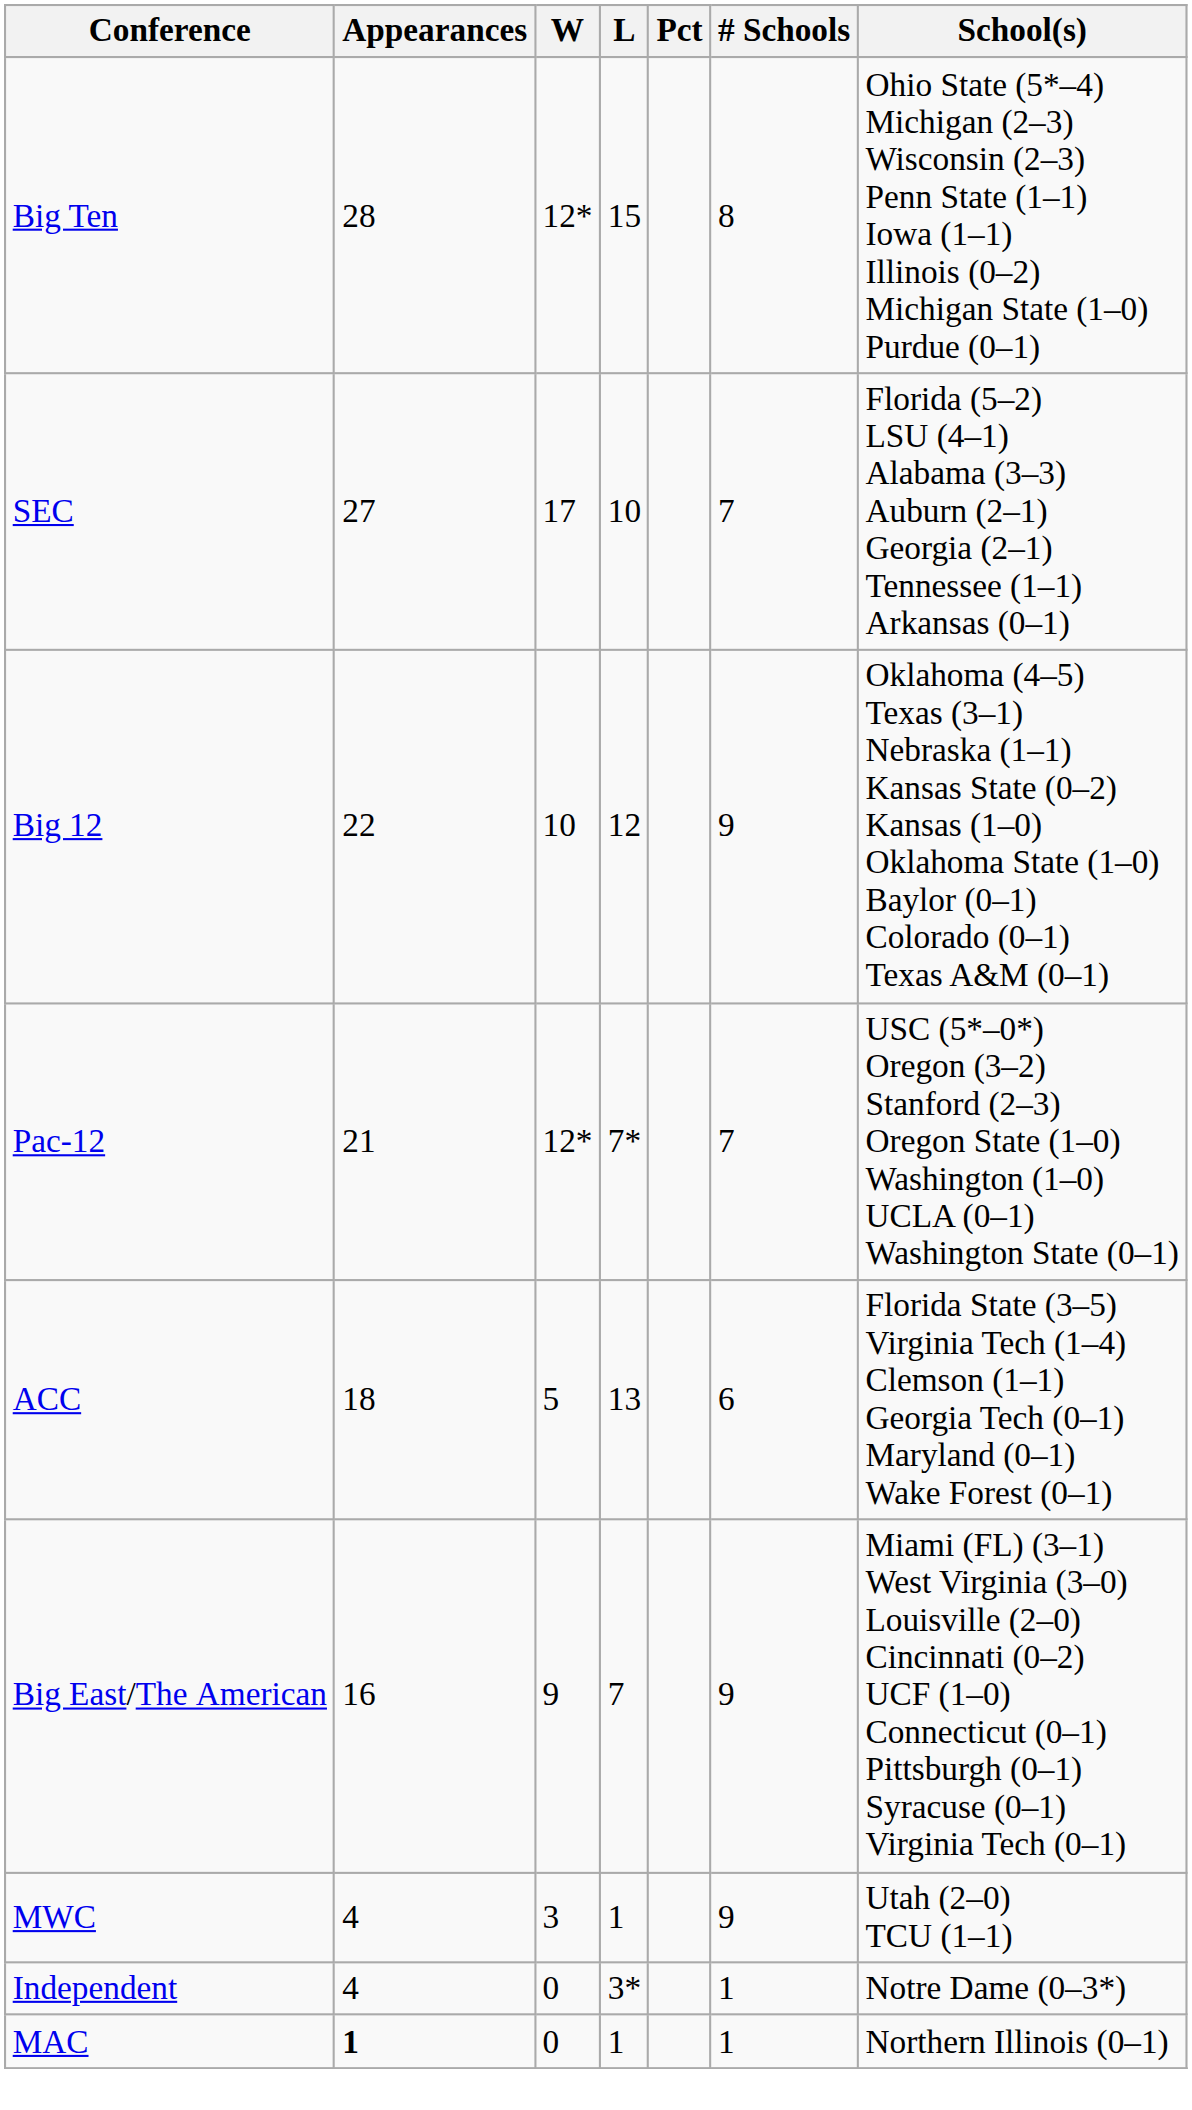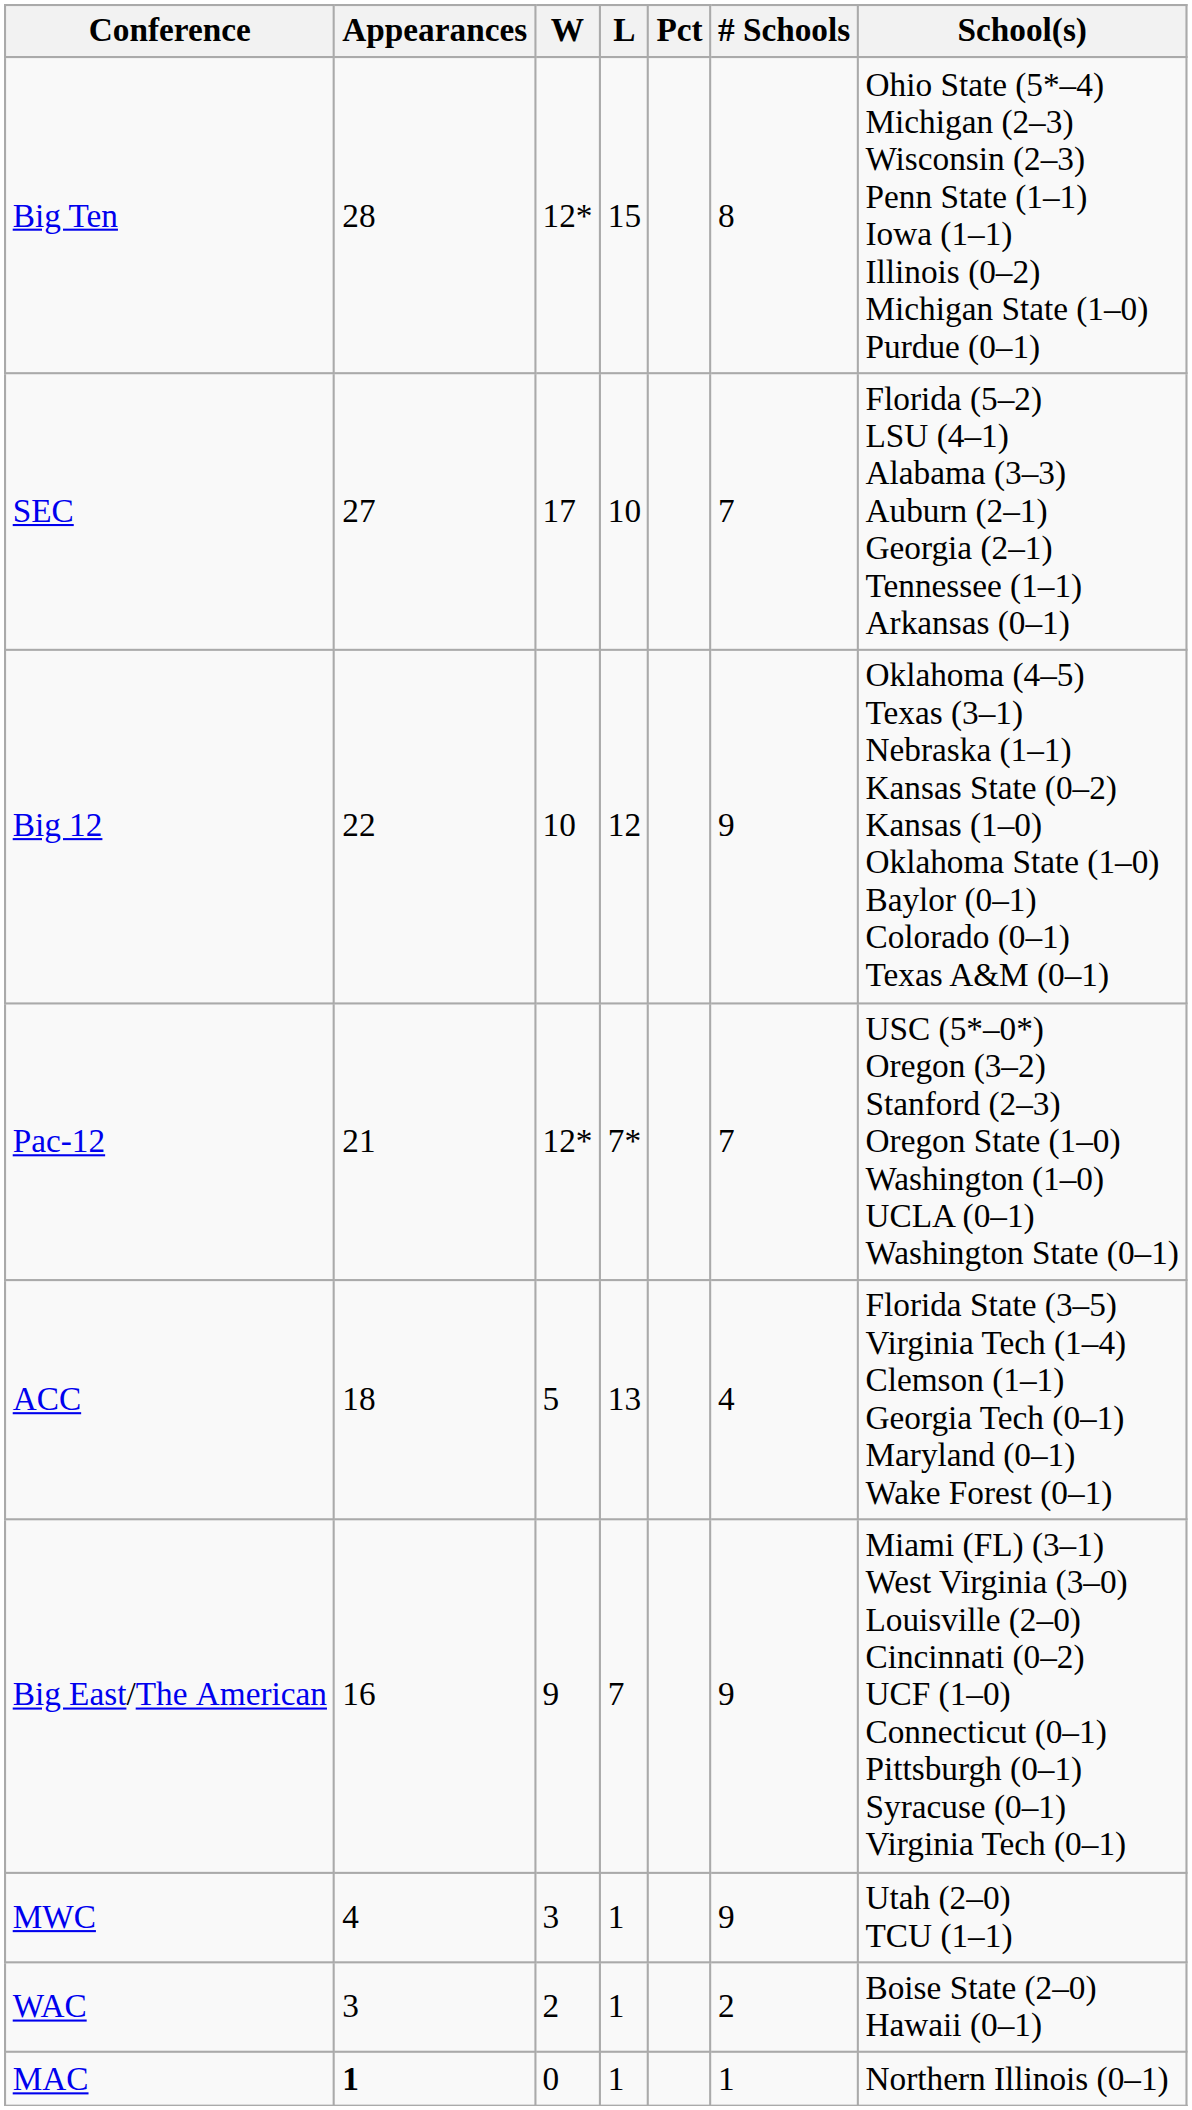(726, 1399) 6 -> (726, 1399) 4
- row: (95, 1988)
+ row: (50, 2006)
